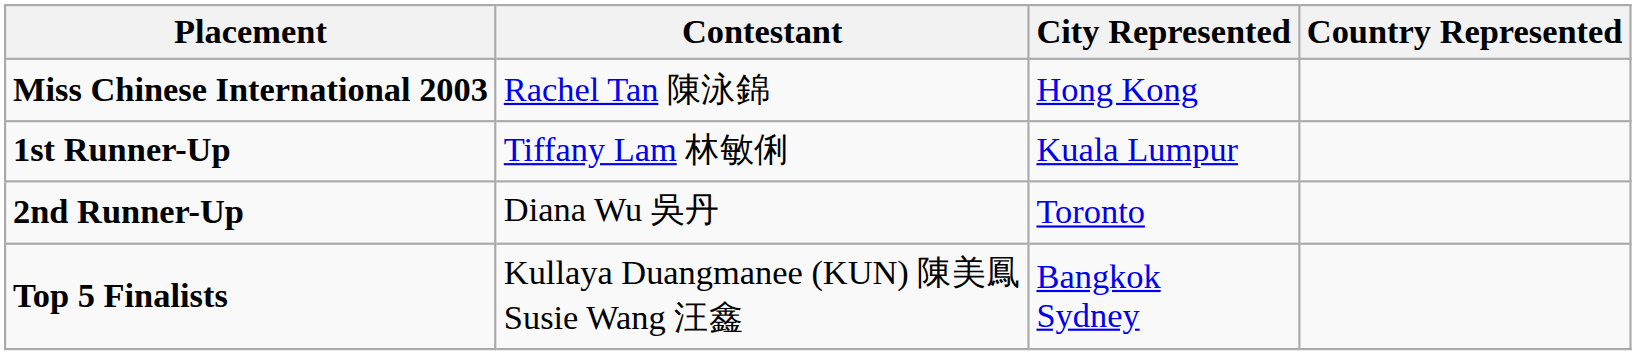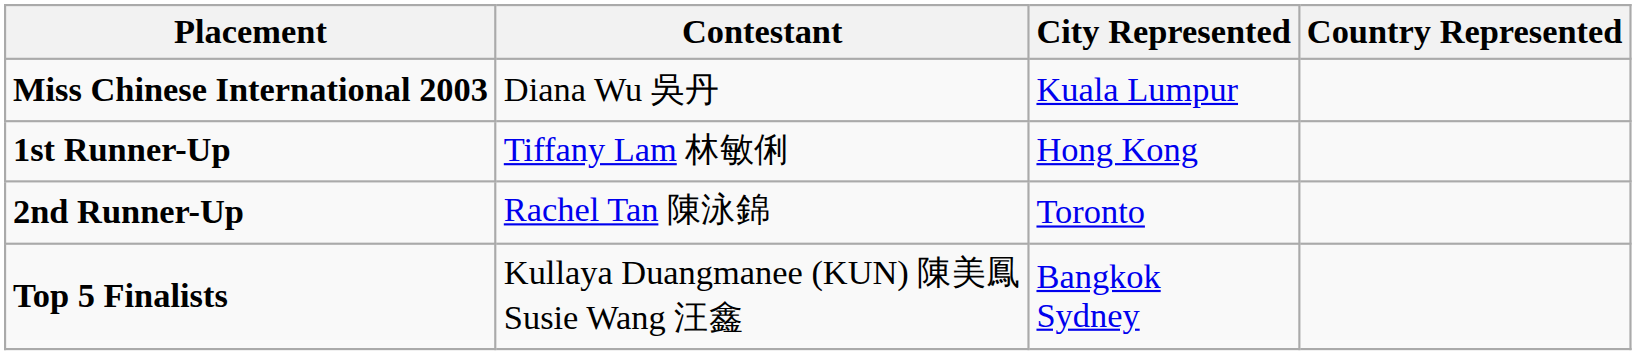(637, 88) Rachel Tan 陳泳錦 -> (612, 88) Diana Wu 吳丹
(1117, 89) Hong Kong -> (1137, 89) Kuala Lumpur
(1137, 150) Kuala Lumpur -> (1117, 150) Hong Kong
(612, 210) Diana Wu 吳丹 -> (637, 210) Rachel Tan 陳泳錦
